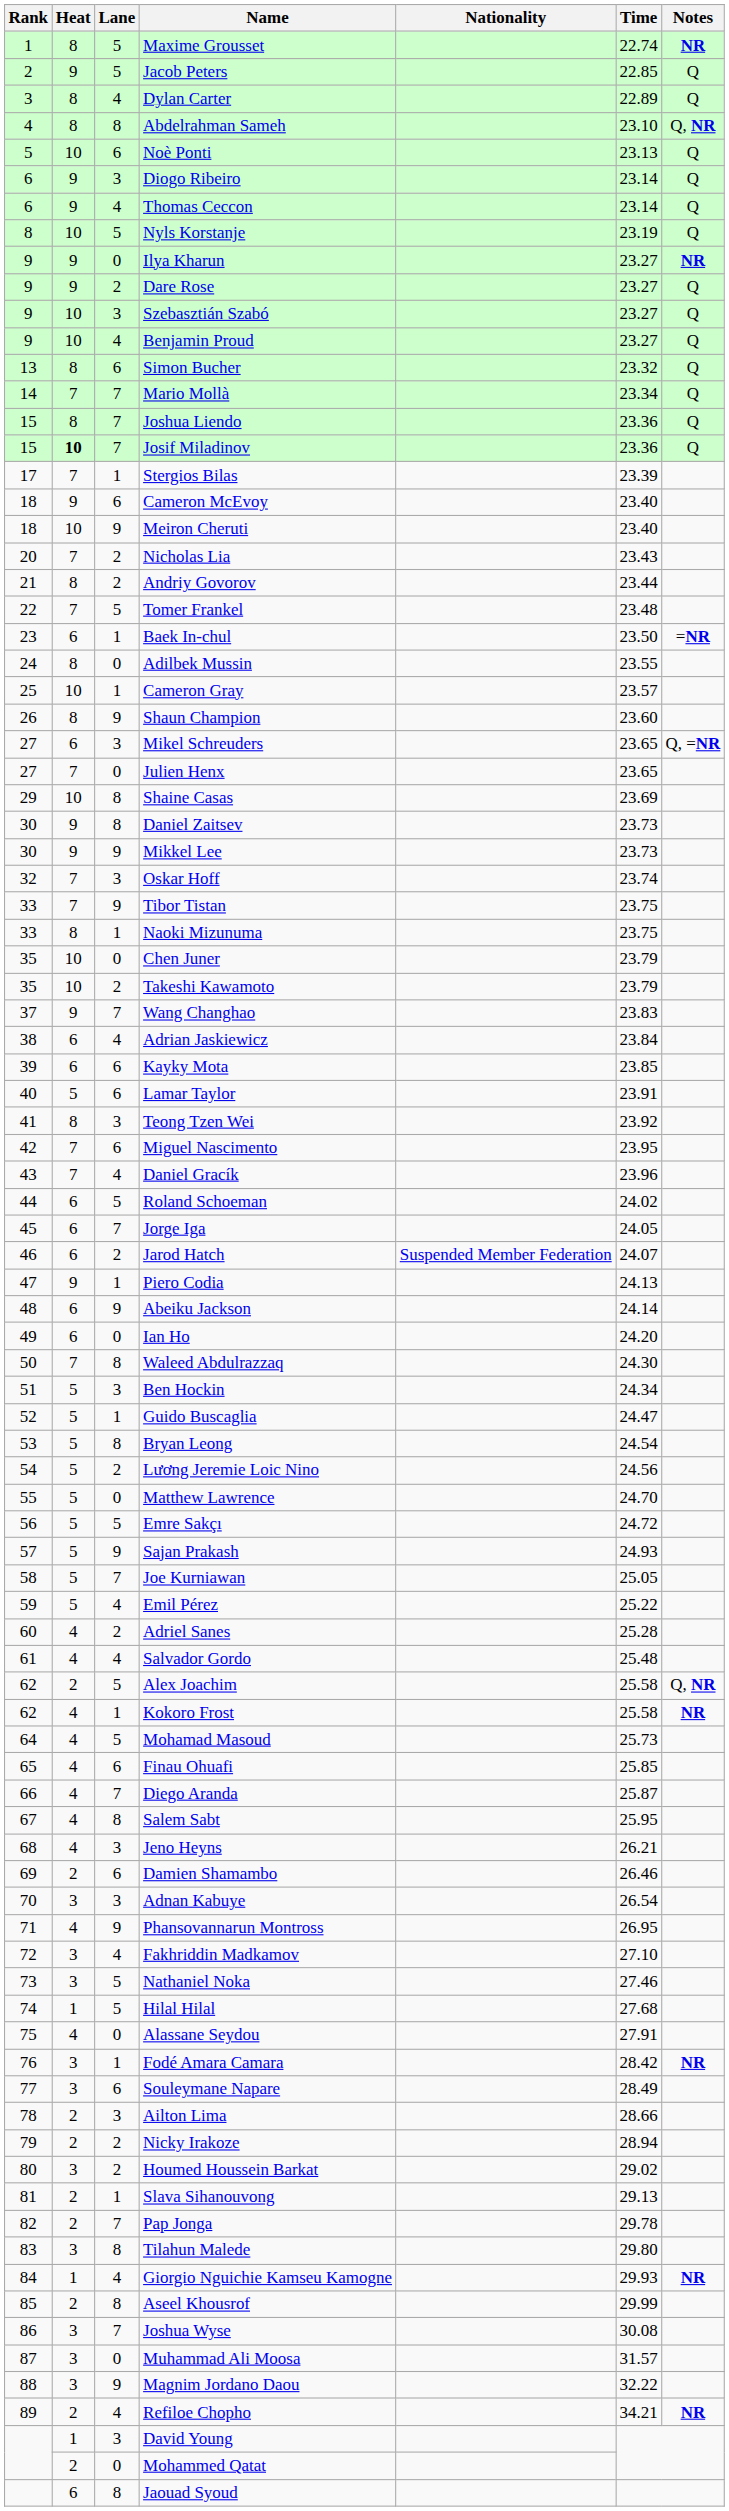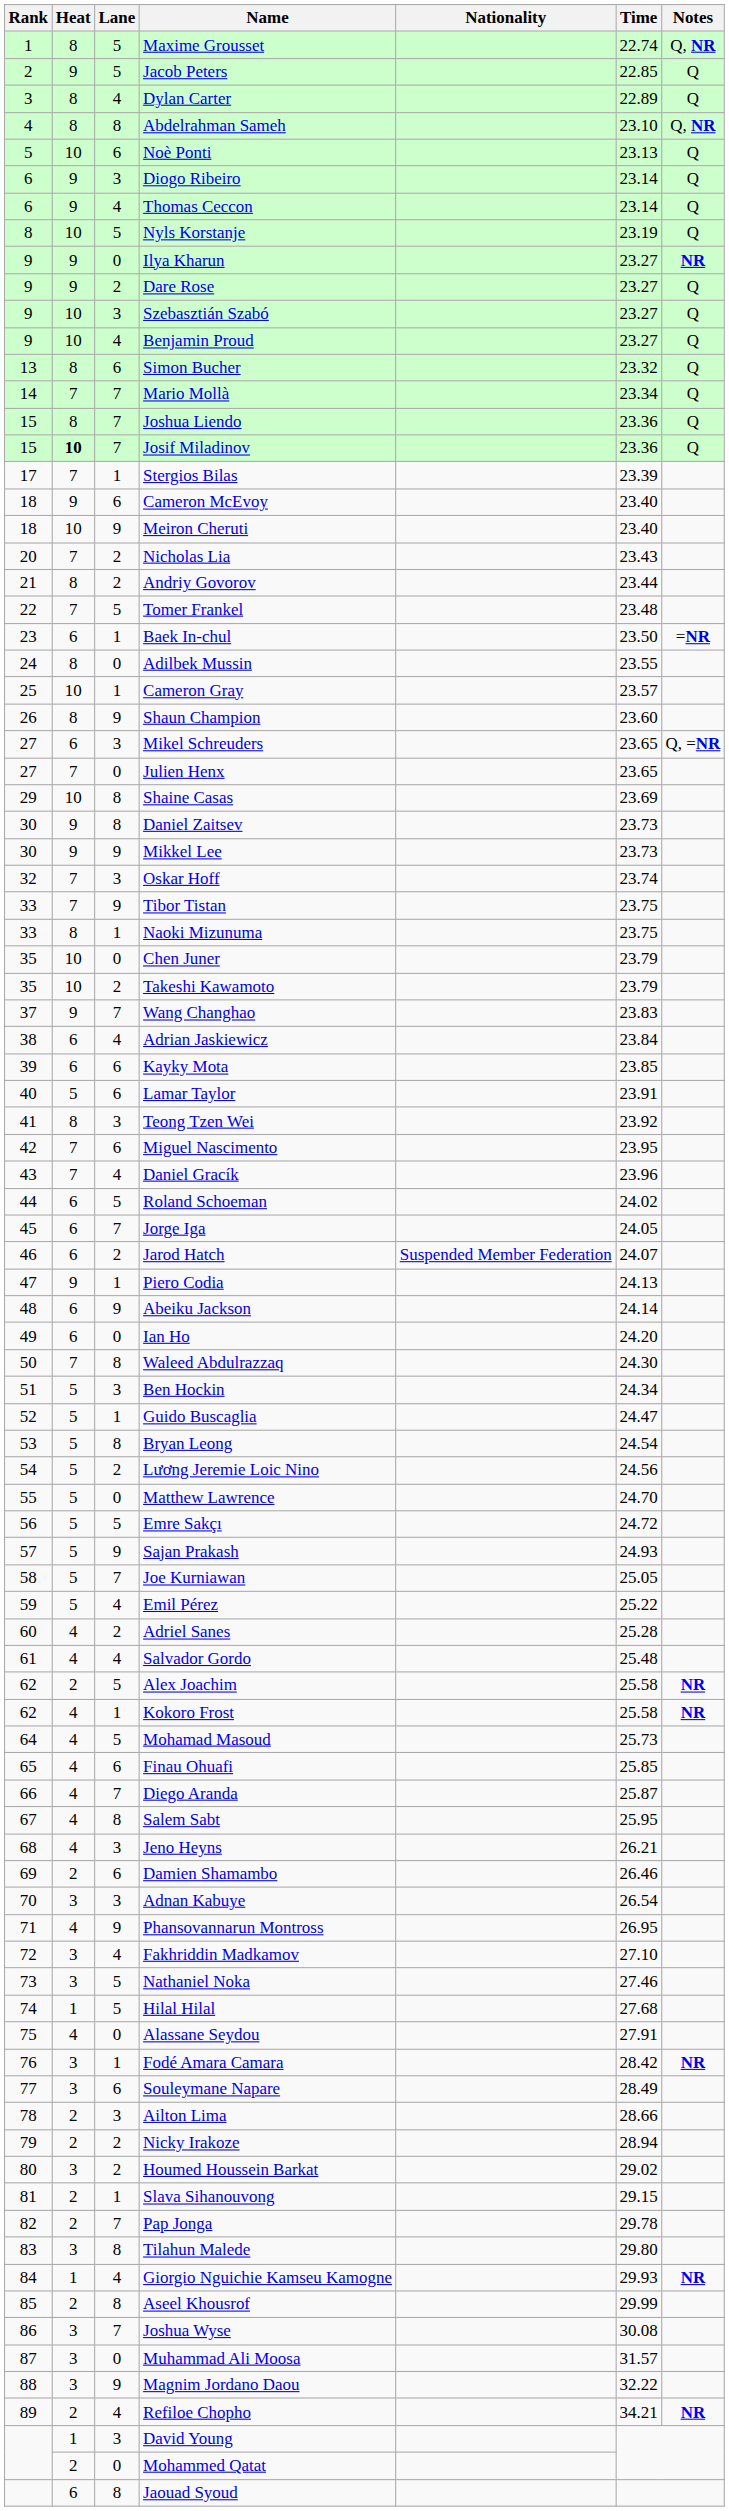(693, 44) NR -> (693, 44) Q, NR
(693, 1685) Q, NR -> (693, 1685) NR
(639, 2196) 29.13 -> (639, 2196) 29.15
